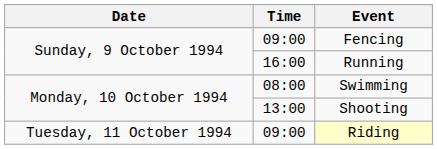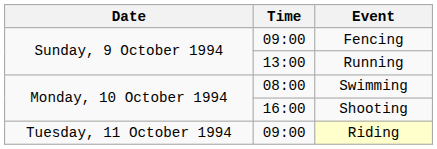(284, 63) 16:00 -> (284, 63) 13:00
(284, 109) 13:00 -> (284, 109) 16:00
